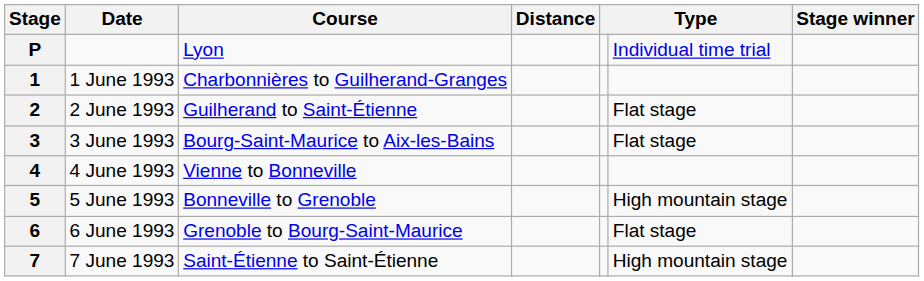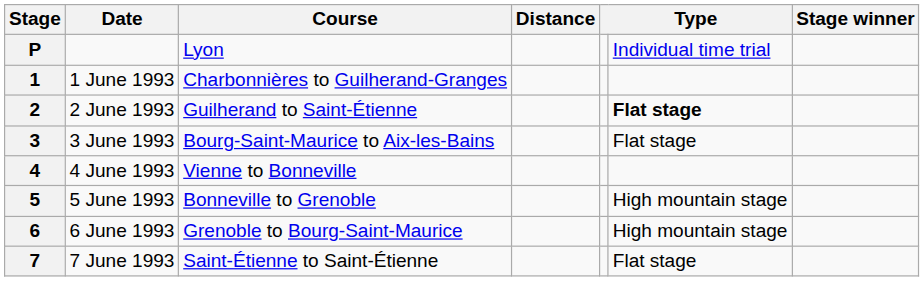(655, 110) normal -> (657, 110) bold
(655, 230) Flat stage -> (700, 230) High mountain stage
(700, 261) High mountain stage -> (655, 261) Flat stage
